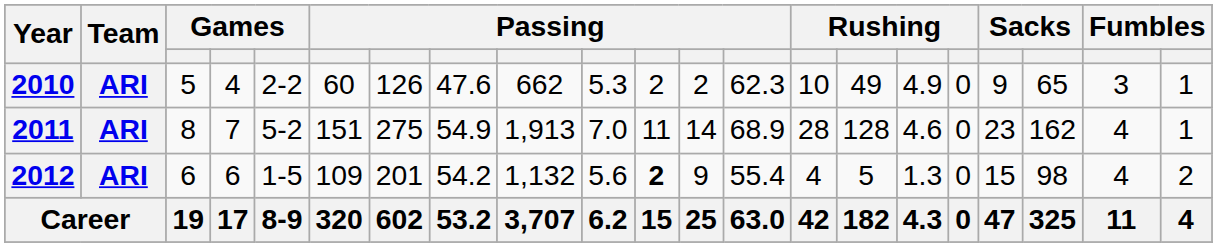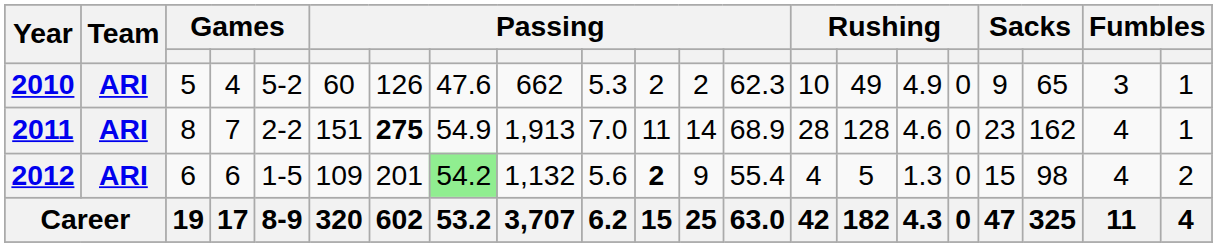(282, 84) 2-2 -> (282, 84) 5-2
(282, 129) 5-2 -> (282, 129) 2-2
(399, 129) normal -> (399, 129) bold
(464, 174) no background -> (464, 174) lightgreen background
